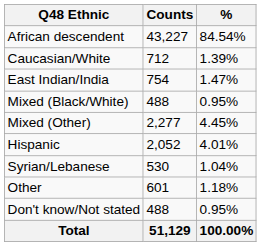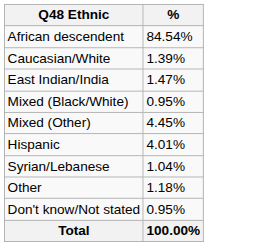- column: (170, 15)
